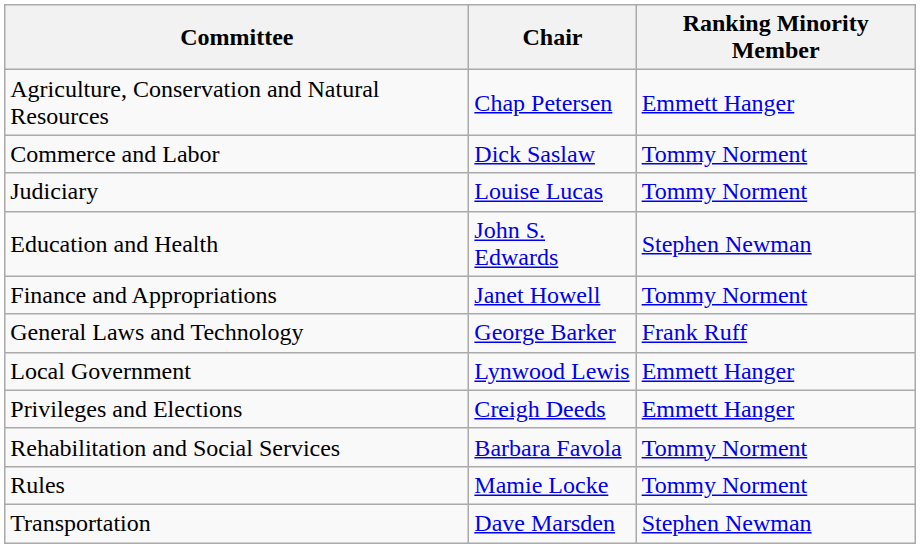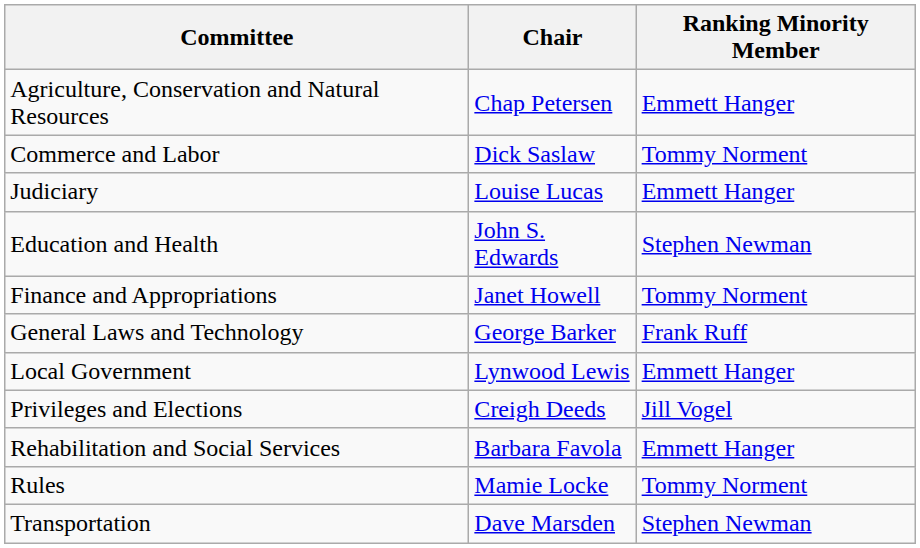(724, 191) Tommy Norment -> (718, 191) Emmett Hanger
(718, 409) Emmett Hanger -> (687, 409) Jill Vogel
(724, 447) Tommy Norment -> (718, 447) Emmett Hanger
